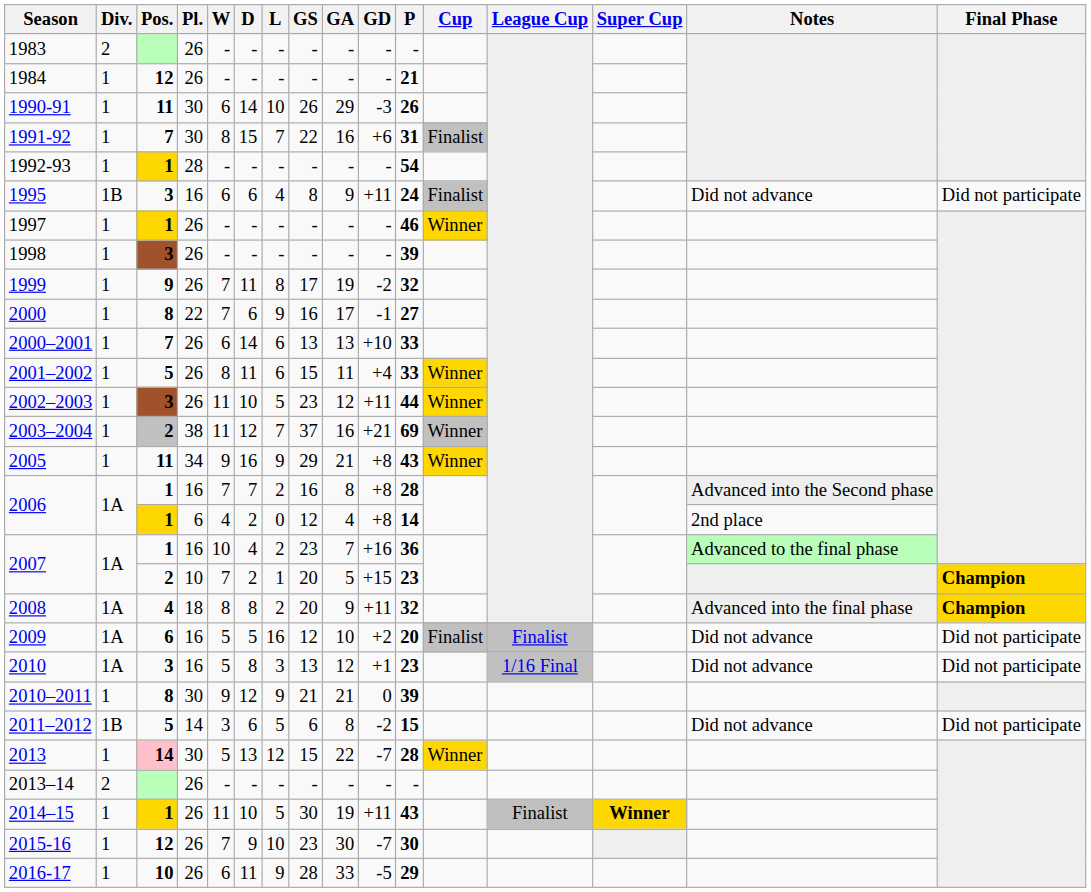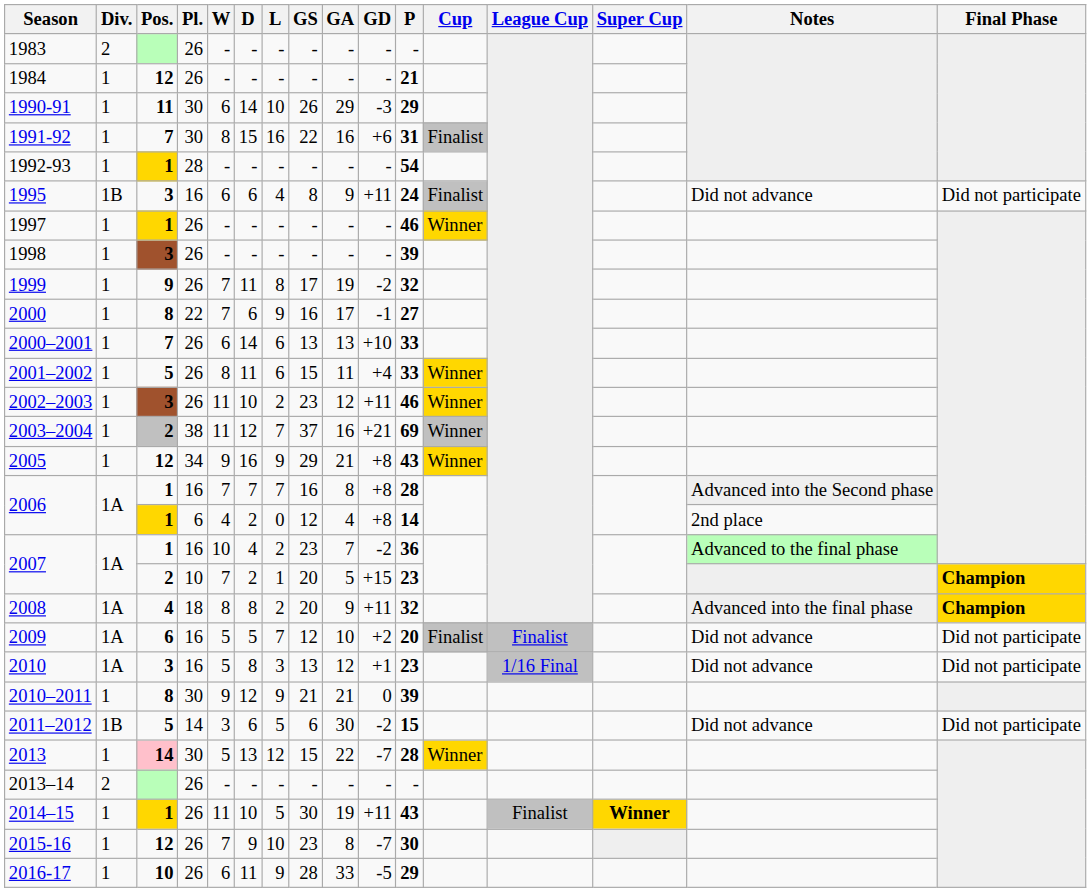(410, 107) 26 -> (410, 107) 29
(280, 136) 7 -> (275, 136) 16
(280, 401) 5 -> (280, 401) 2
(410, 401) 44 -> (410, 401) 46
(165, 460) 11 -> (164, 460) 12
(280, 490) 2 -> (280, 490) 7
(377, 549) +16 -> (384, 549) -2
(275, 637) 16 -> (280, 637) 7
(350, 725) 8 -> (345, 725) 30
(345, 843) 30 -> (350, 843) 8
